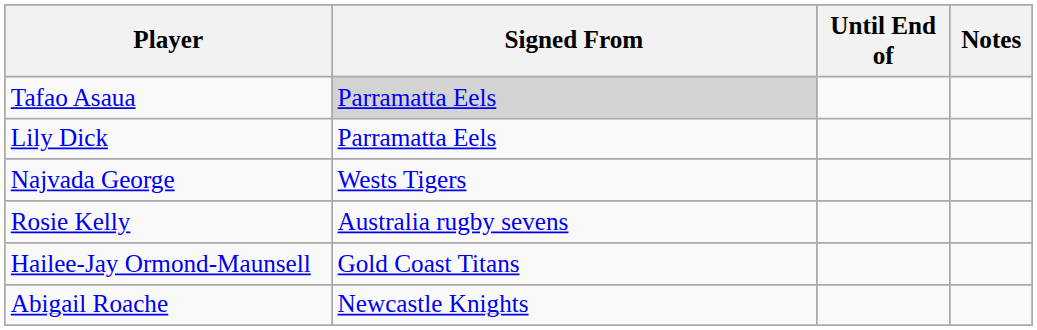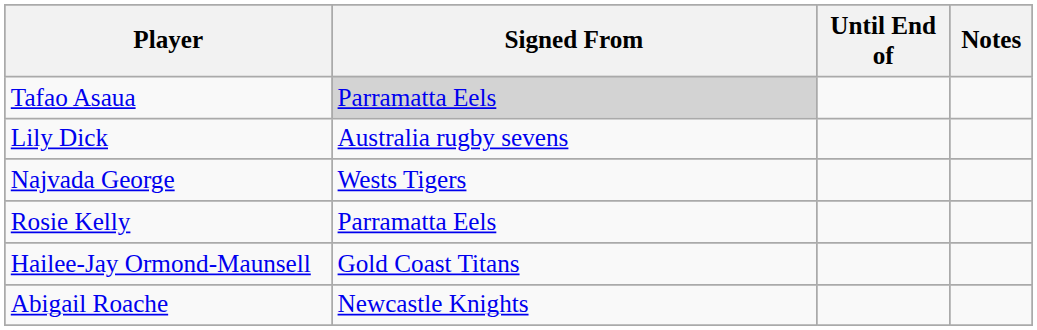(417, 138) Parramatta Eels -> (453, 138) Australia rugby sevens
(453, 221) Australia rugby sevens -> (417, 221) Parramatta Eels
